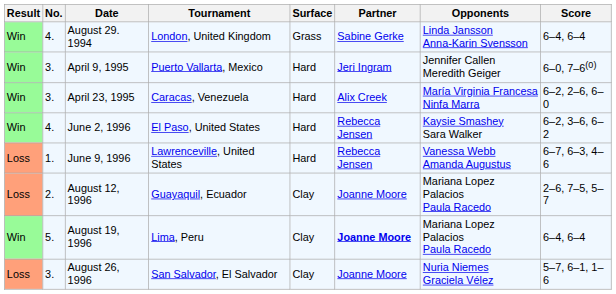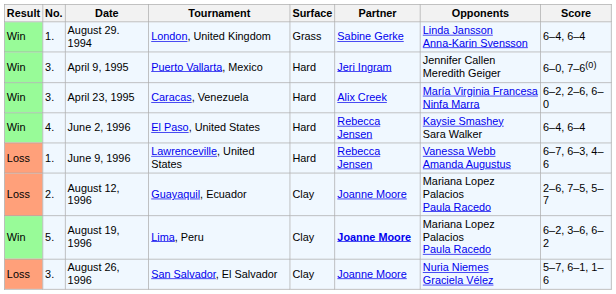(50, 36) 4. -> (50, 36) 1.
(573, 127) 6–2, 3–6, 6–2 -> (564, 127) 6–4, 6–4
(564, 237) 6–4, 6–4 -> (573, 237) 6–2, 3–6, 6–2
